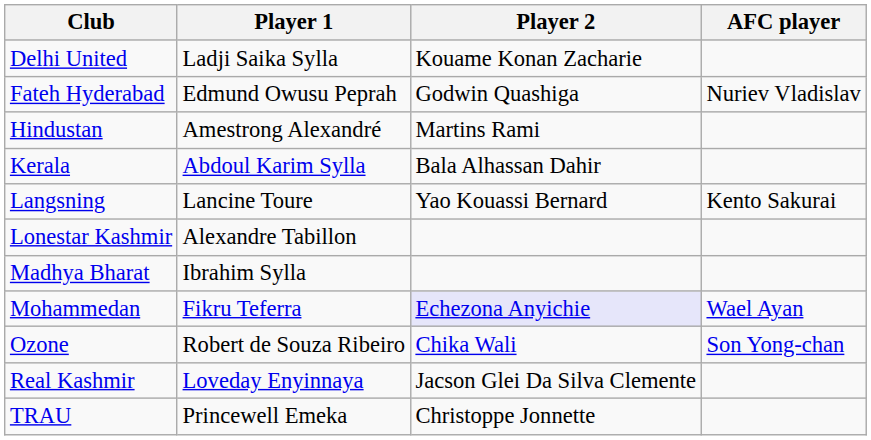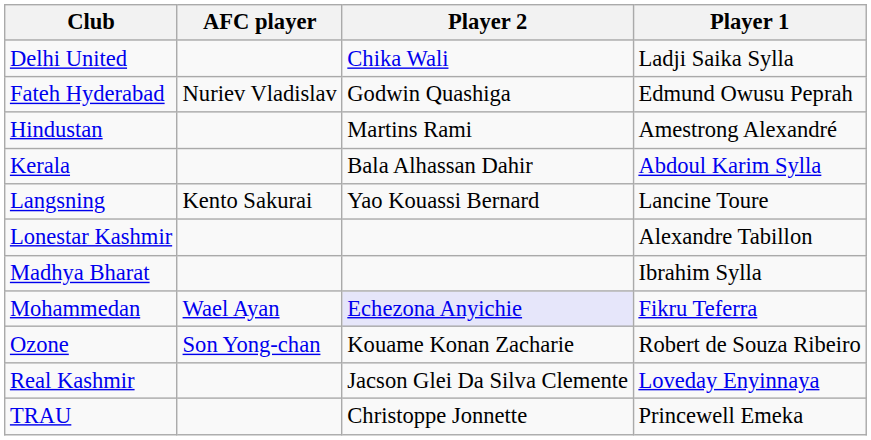columns swapped: (294, 22) <-> (784, 22)
(529, 58) Kouame Konan Zacharie -> (398, 58) Chika Wali
(466, 344) Chika Wali -> (461, 344) Kouame Konan Zacharie
